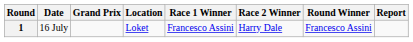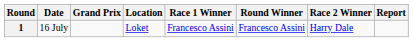columns swapped: (270, 12) <-> (339, 12)
